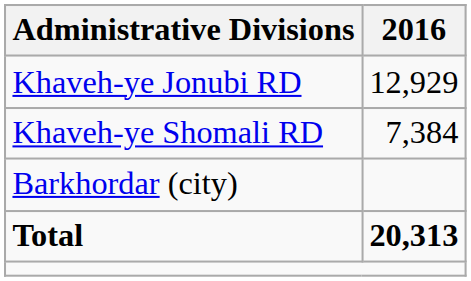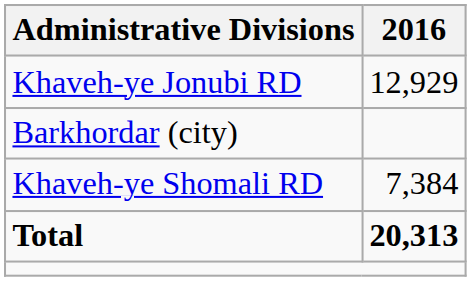rows swapped: (168, 132) <-> (125, 183)
